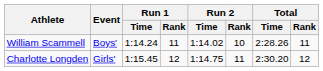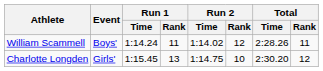(239, 43) 10 -> (239, 43) 12
(174, 59) 12 -> (174, 59) 13
(239, 59) 11 -> (239, 59) 10
